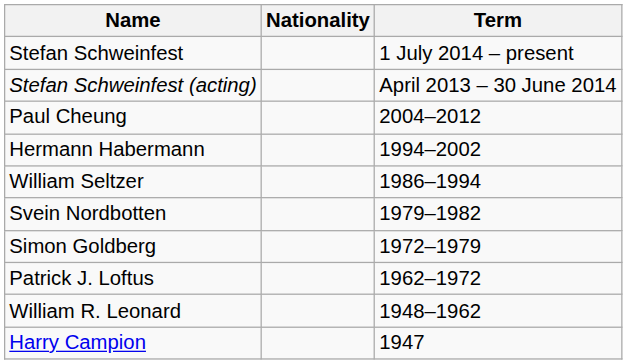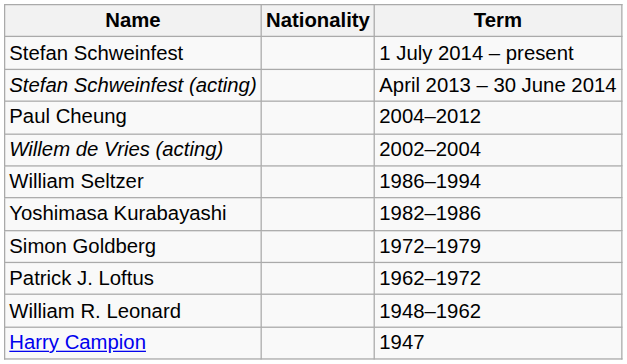+ row: (116, 149)
- row: (107, 149)
+ row: (118, 213)
- row: (88, 213)
